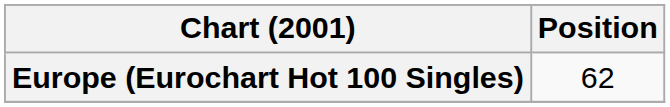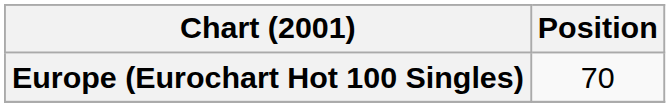(598, 76) 62 -> (598, 76) 70
